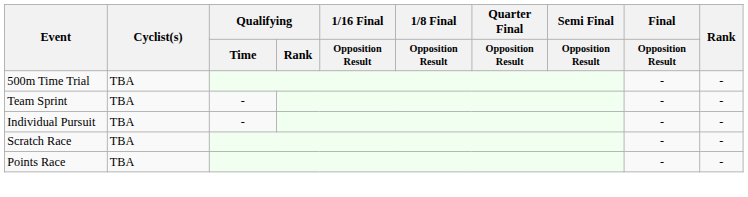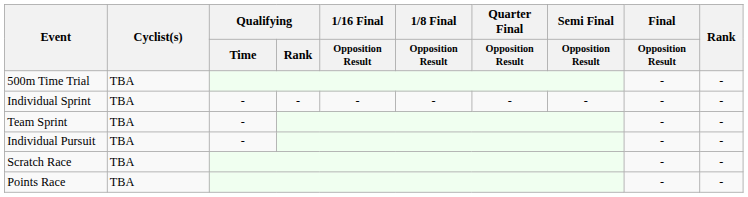+ row: (49, 101)
